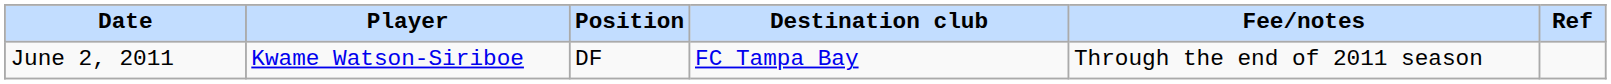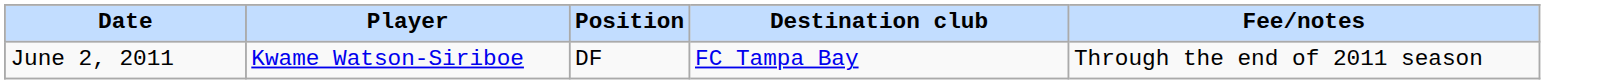- column: (1572, 24)
